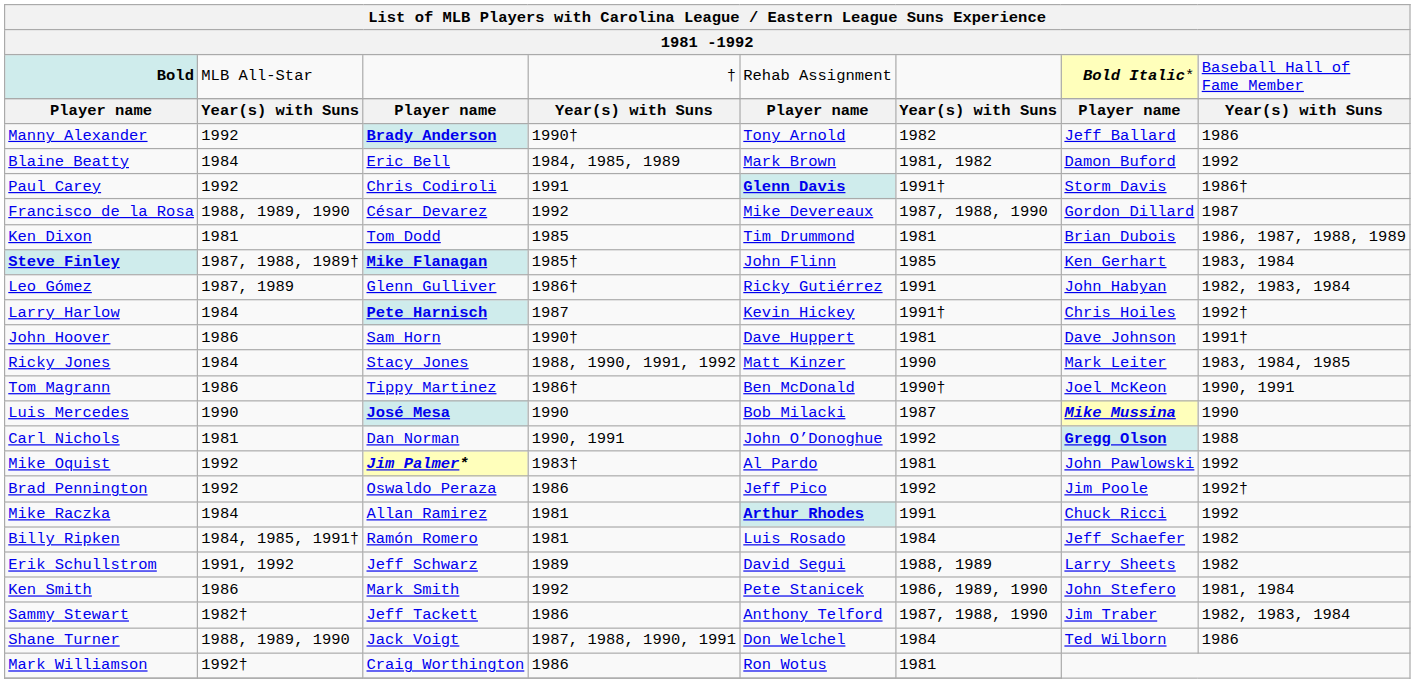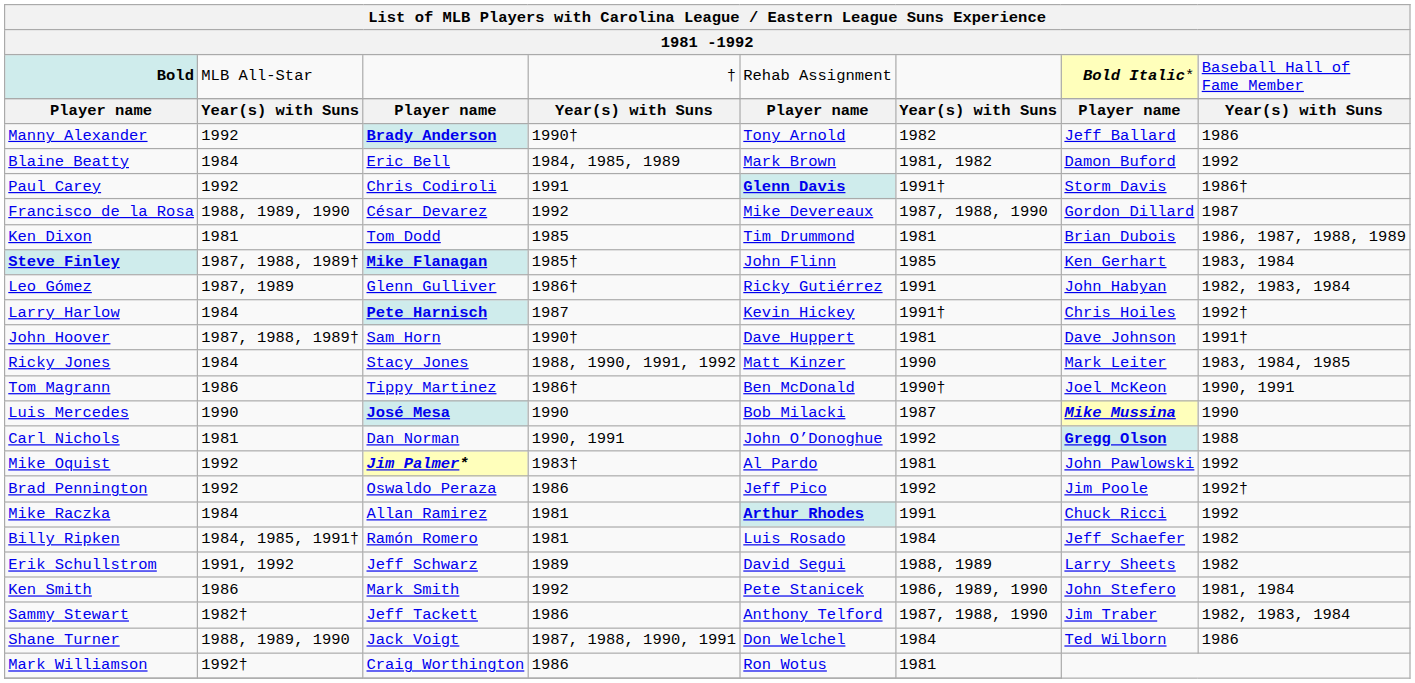(220, 338) 1986 -> (280, 338) 1987, 1988, 1989†
